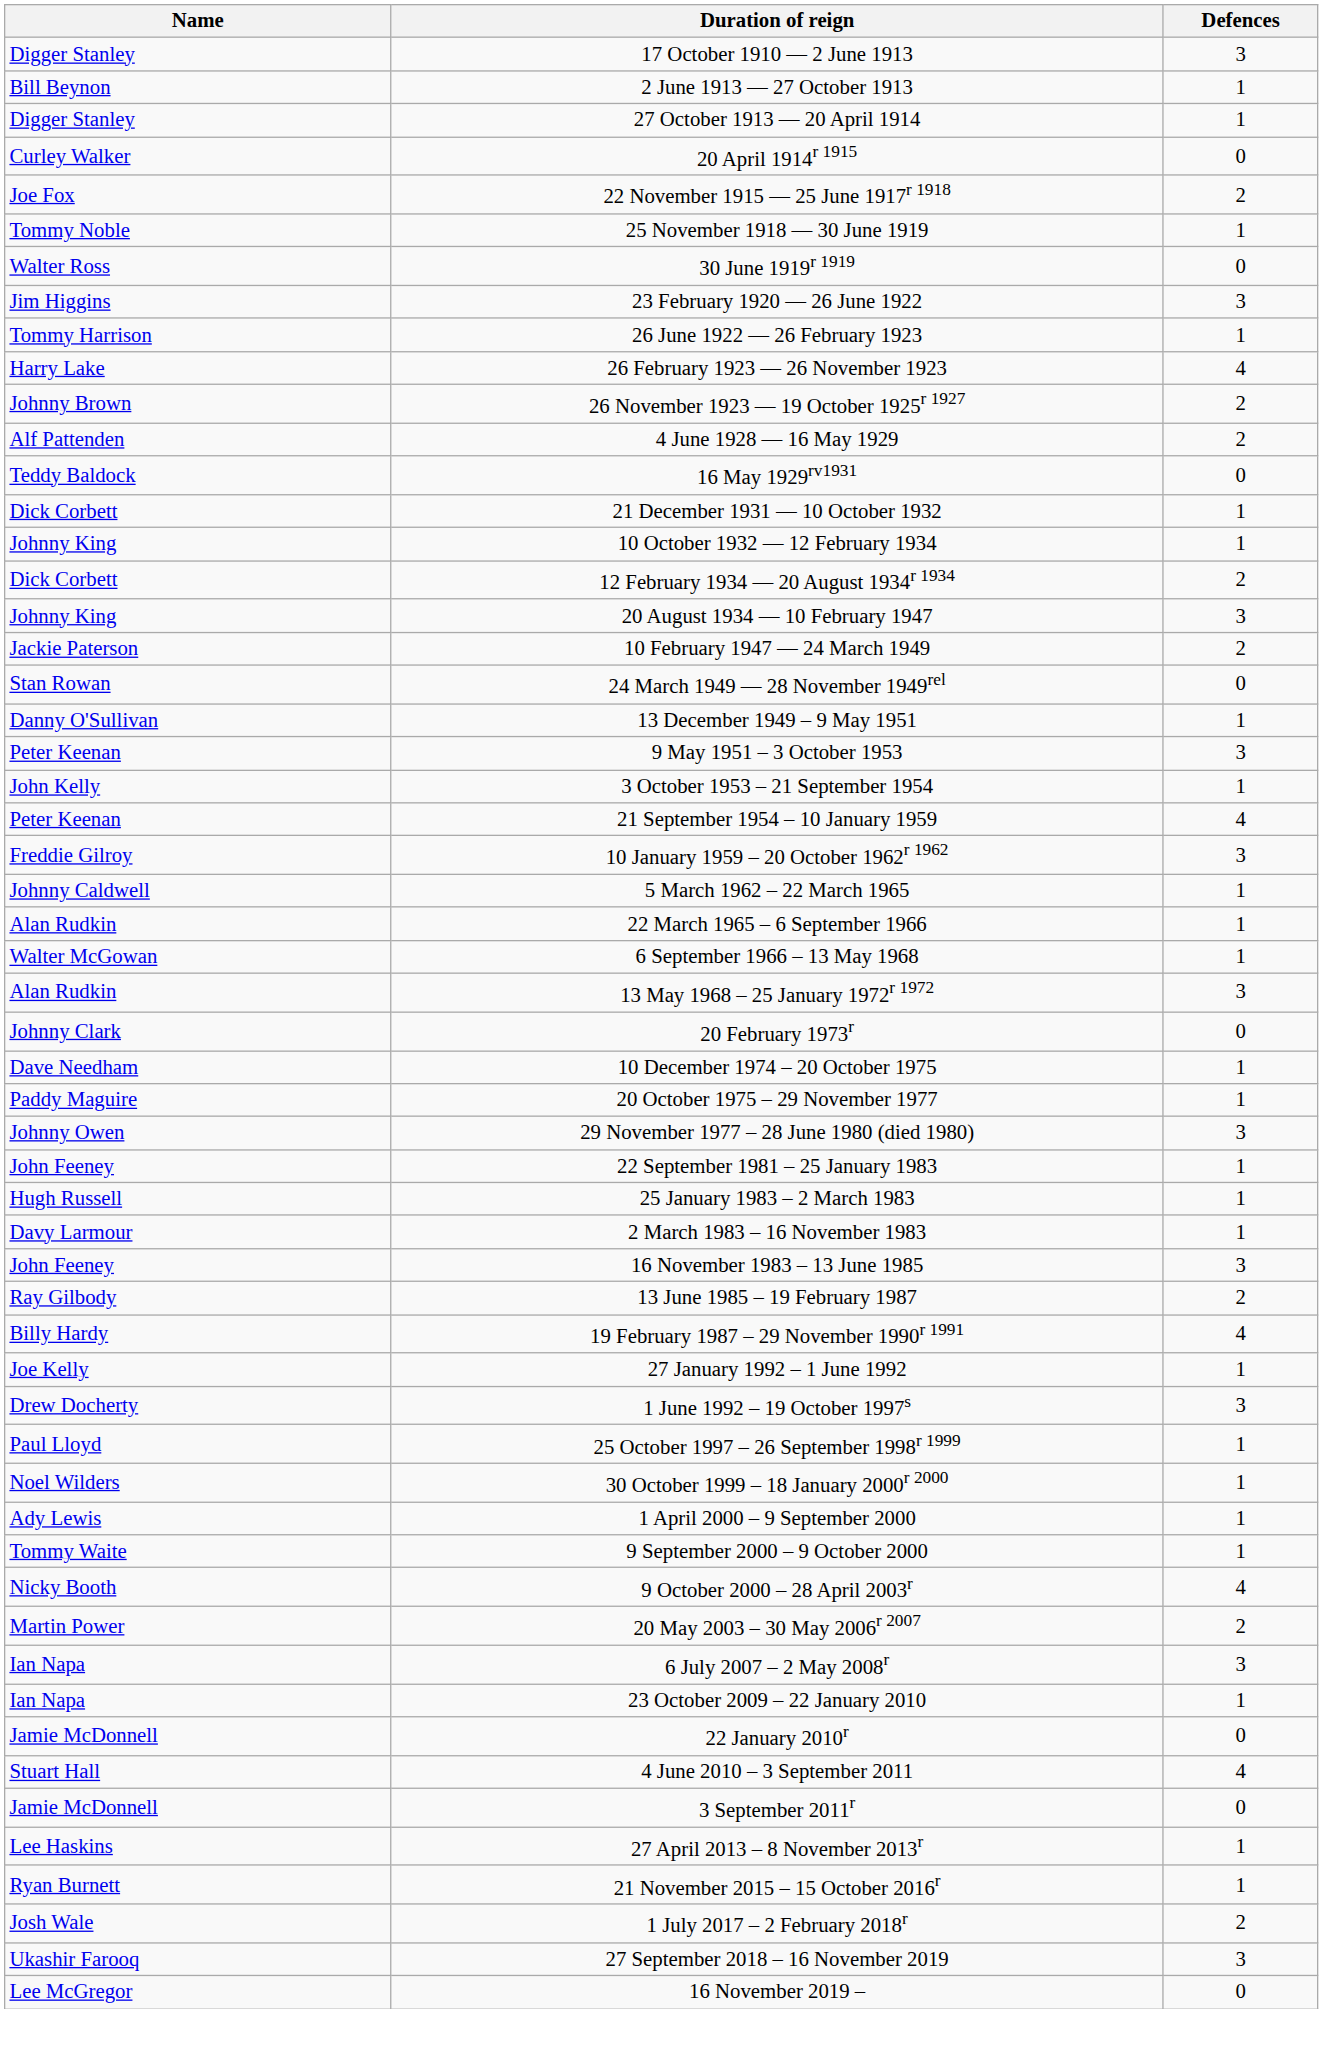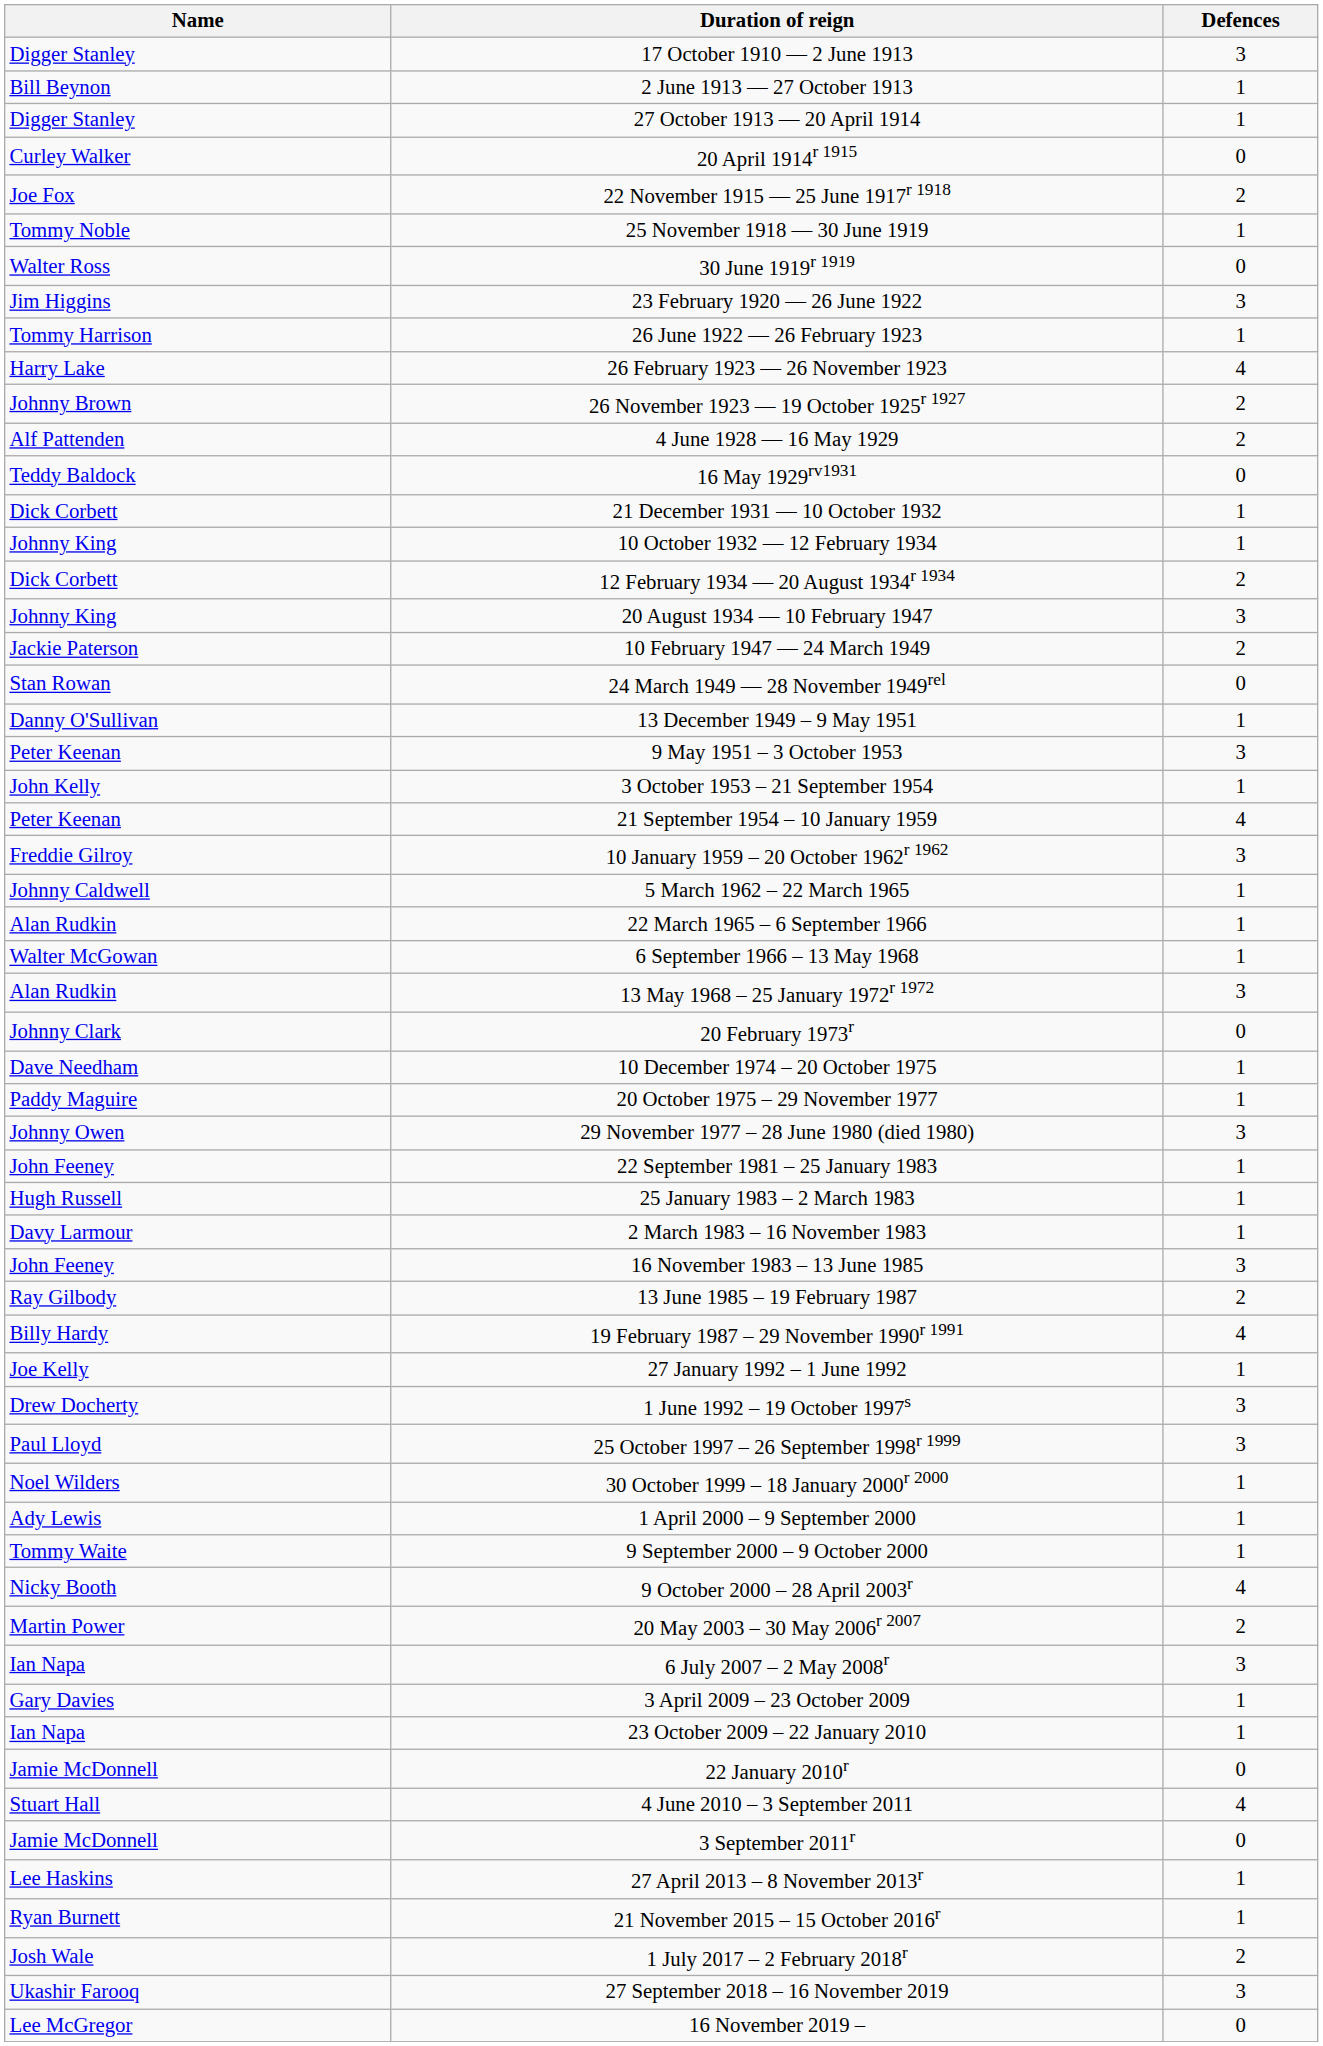(1241, 1443) 1 -> (1241, 1443) 3
+ row: (777, 1700)
